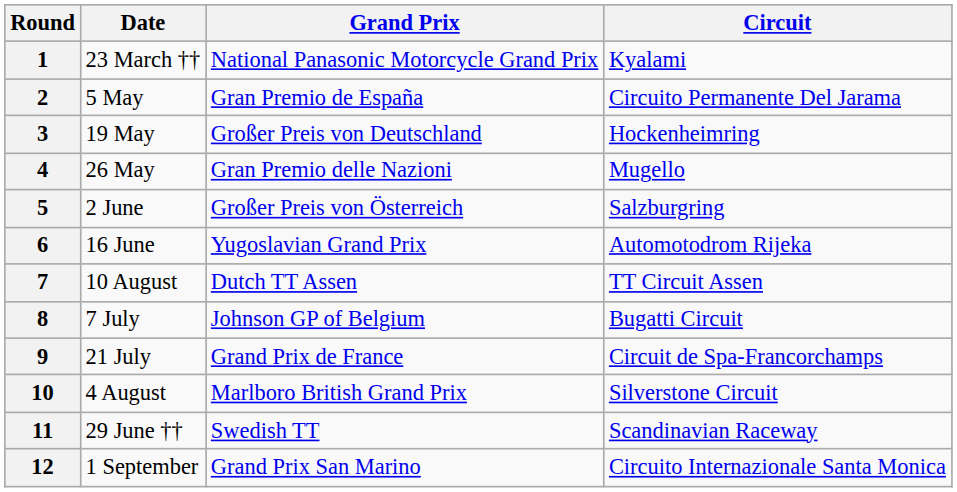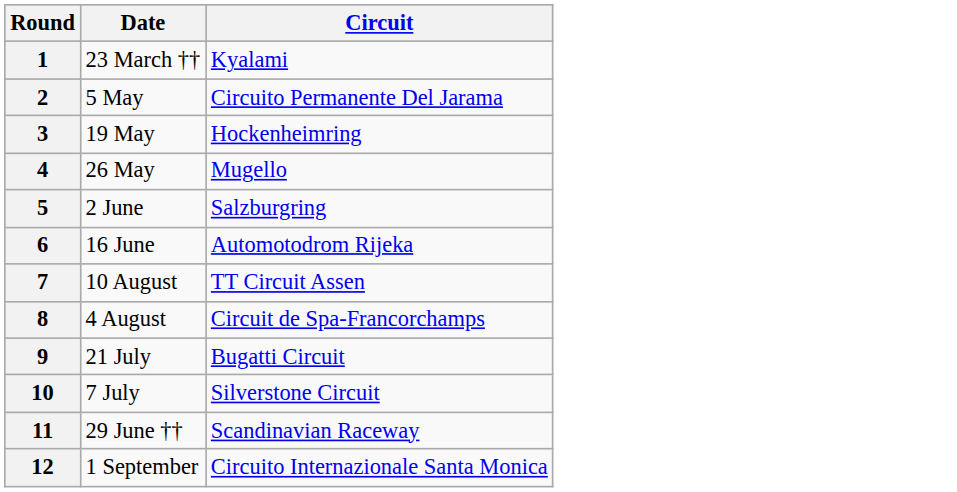- column: (405, 22)
(113, 318) 7 July -> (126, 318) 4 August
(676, 318) Bugatti Circuit -> (348, 318) Circuit de Spa-Francorchamps
(746, 355) Circuit de Spa-Francorchamps -> (278, 355) Bugatti Circuit
(126, 392) 4 August -> (113, 392) 7 July
